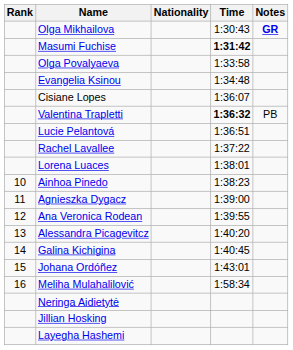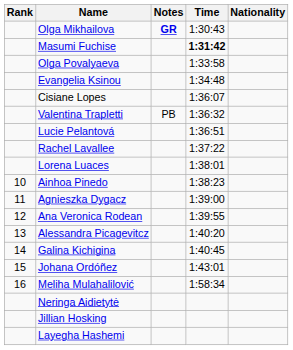columns swapped: (181, 13) <-> (270, 13)
(232, 115) bold -> (207, 115) normal
